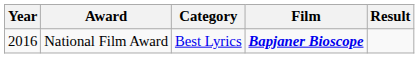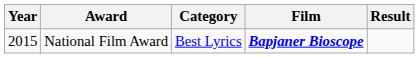(23, 41) 2016 -> (23, 41) 2015
